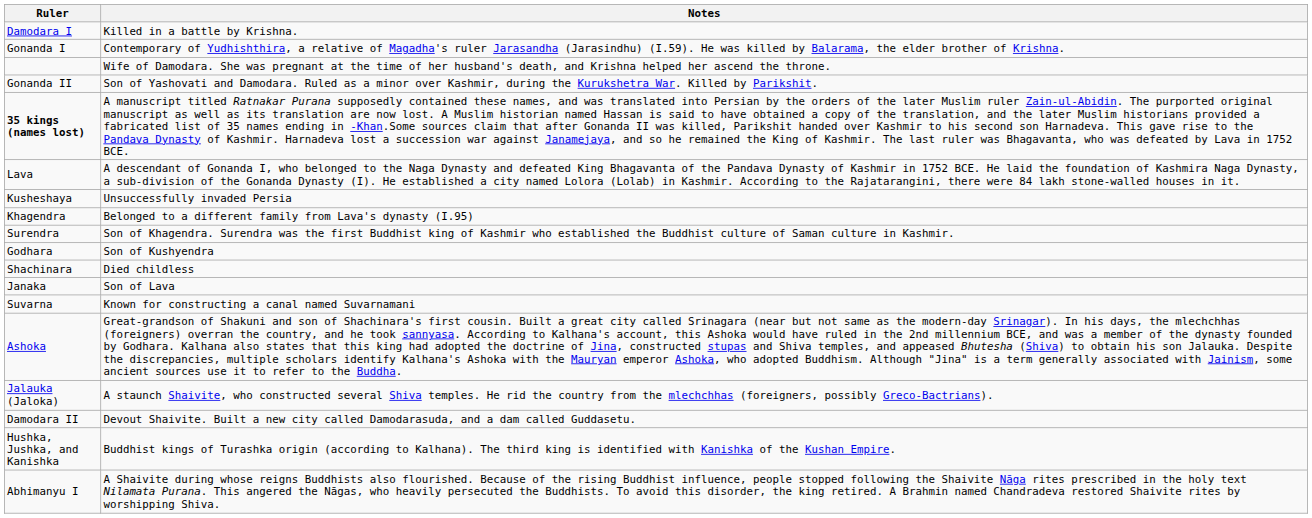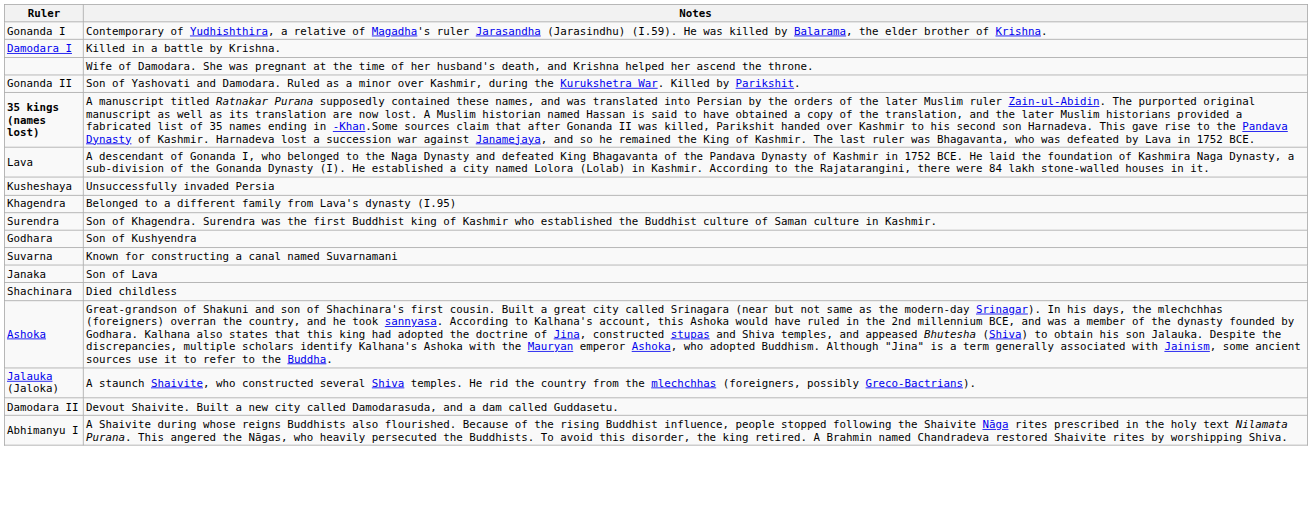rows swapped: (36, 48) <-> (39, 31)
rows swapped: (30, 304) <-> (39, 269)
- row: (43, 449)
